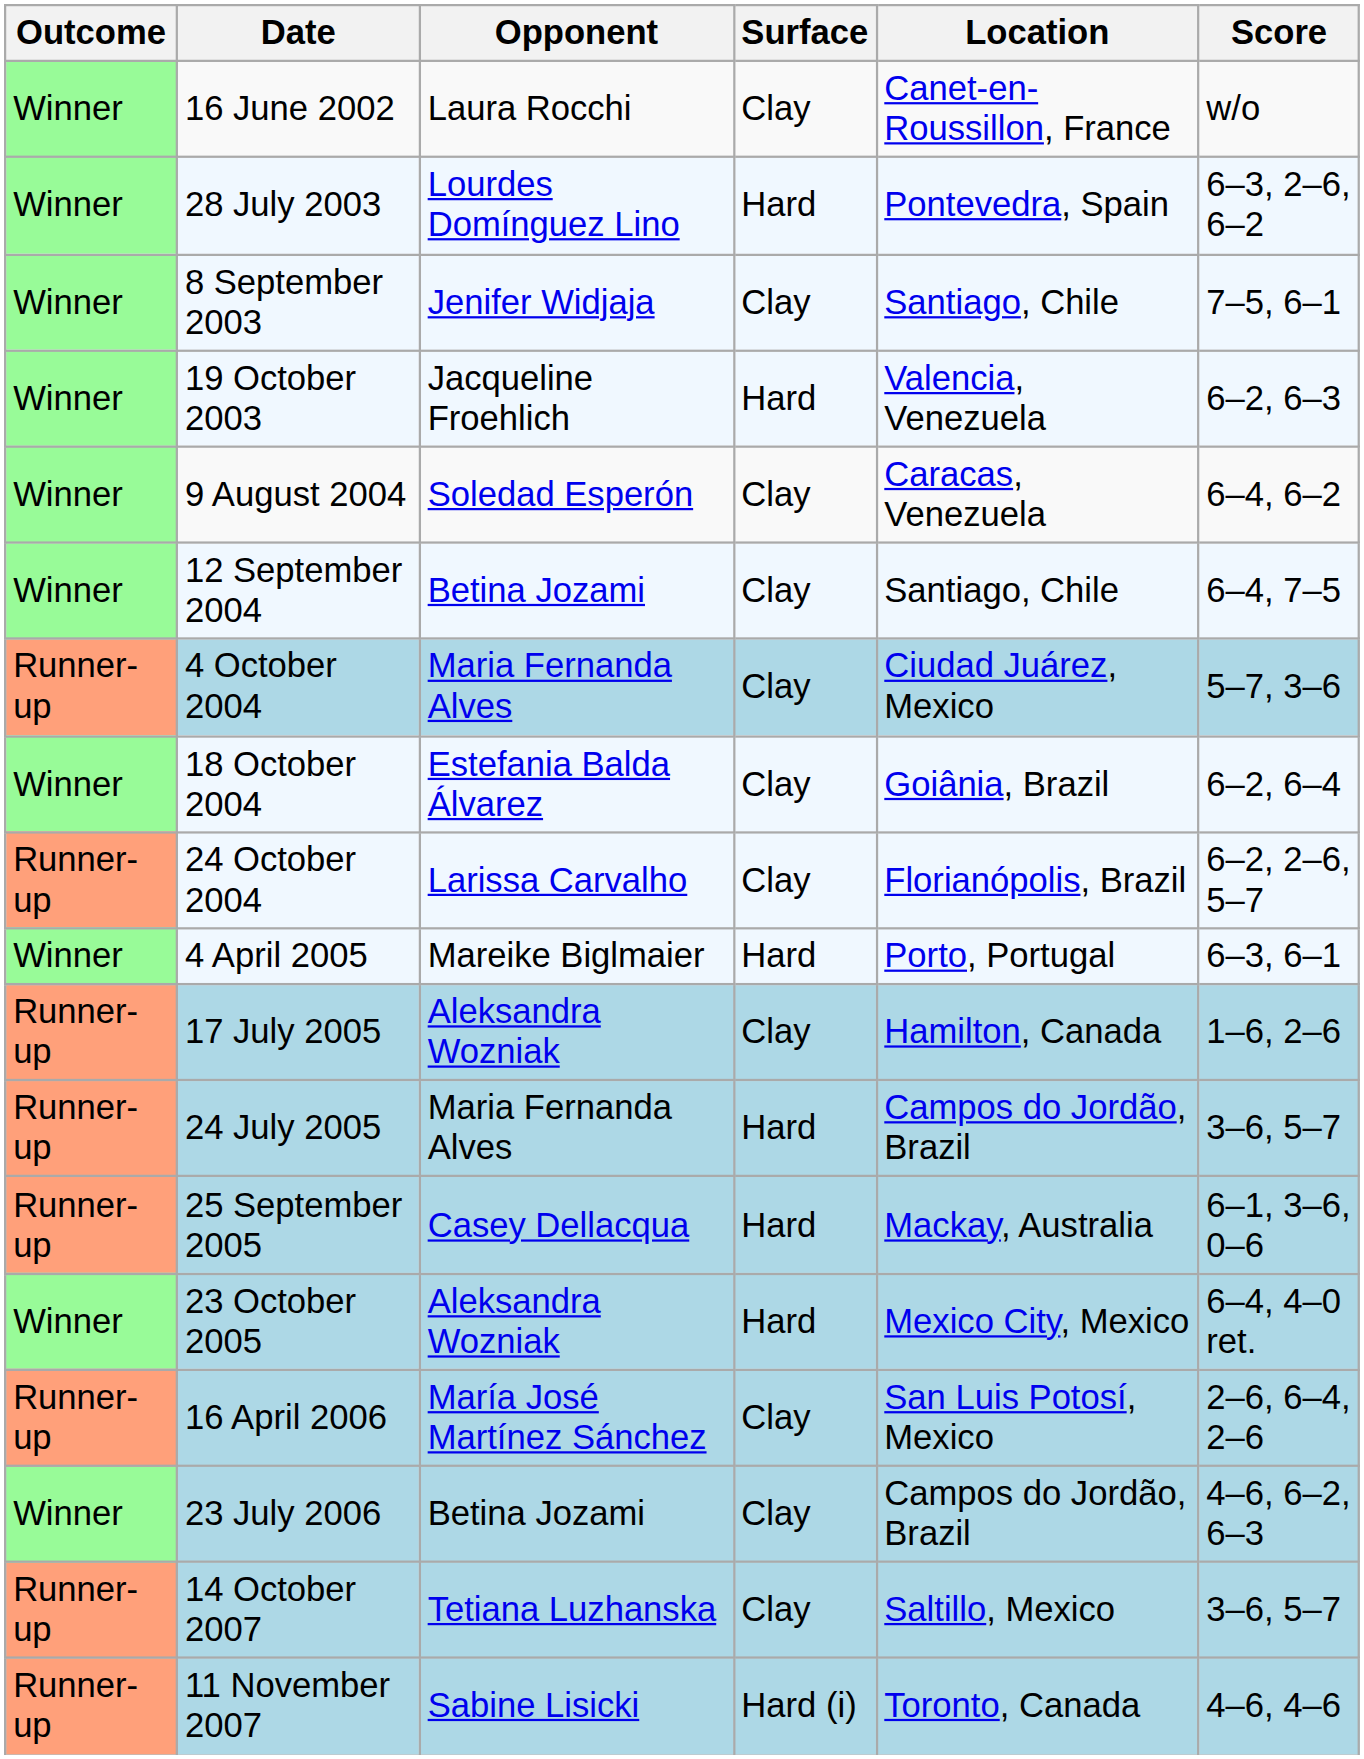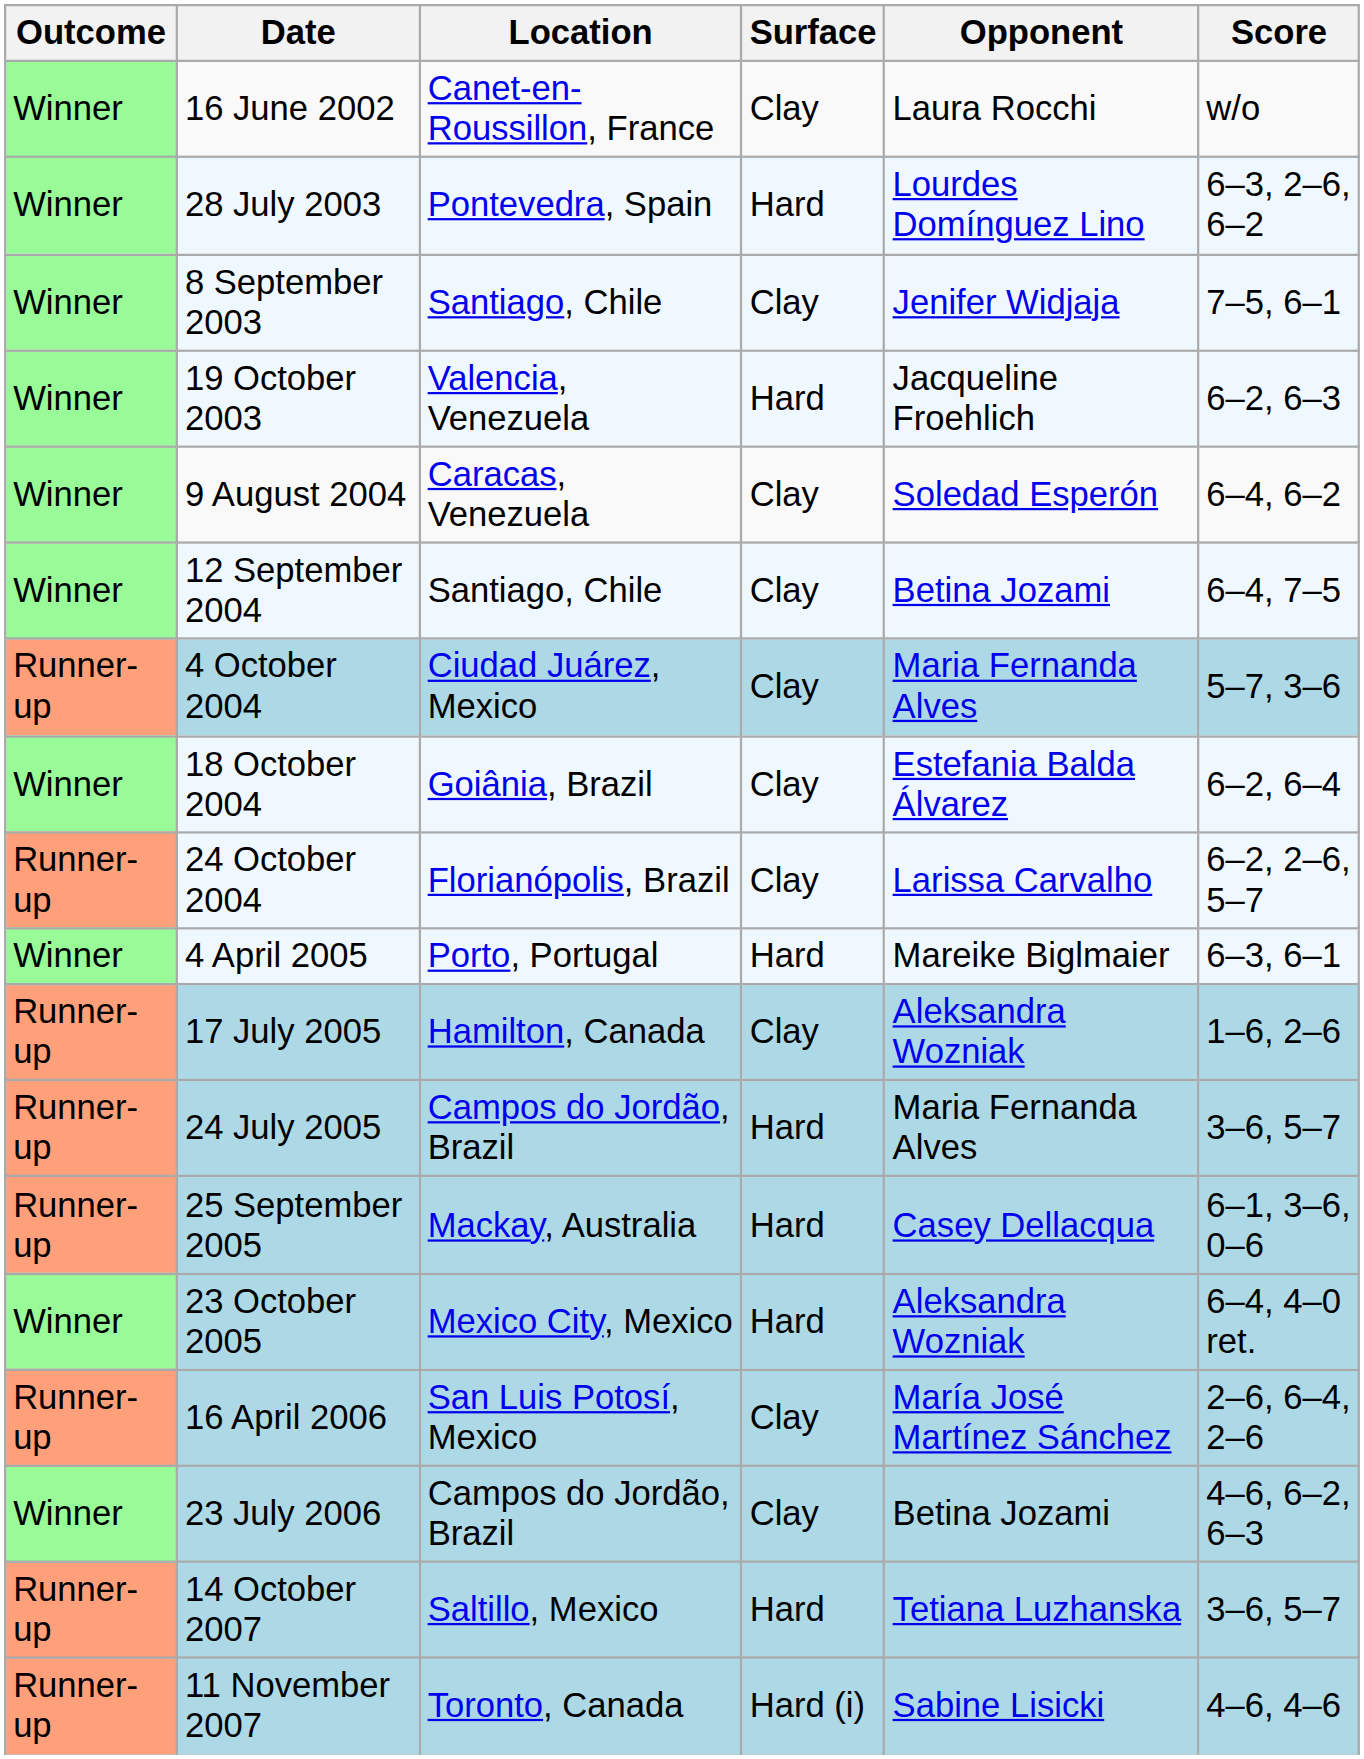columns swapped: (1037, 32) <-> (576, 32)
(776, 1609) Clay -> (787, 1609) Hard
